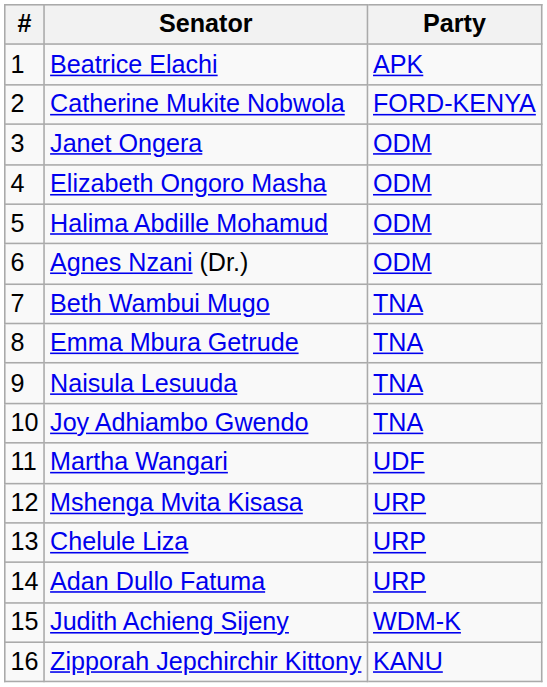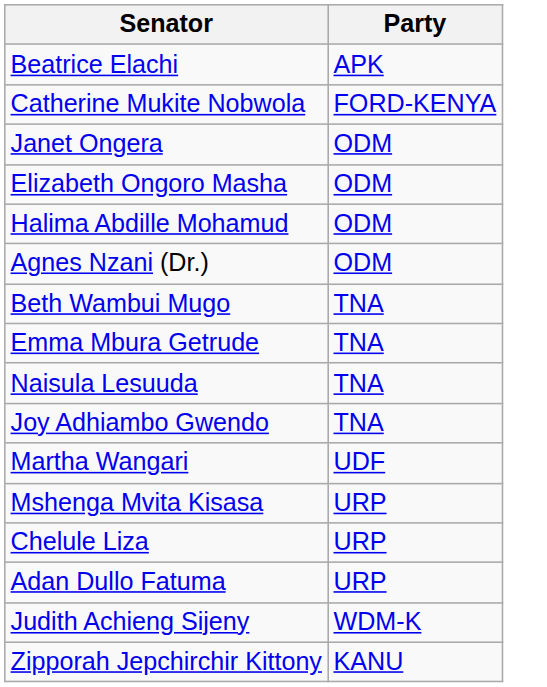- column: (25, 24)
